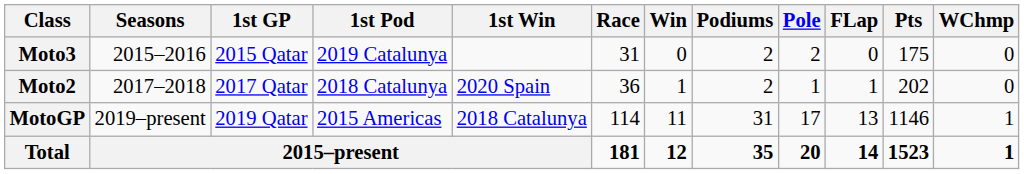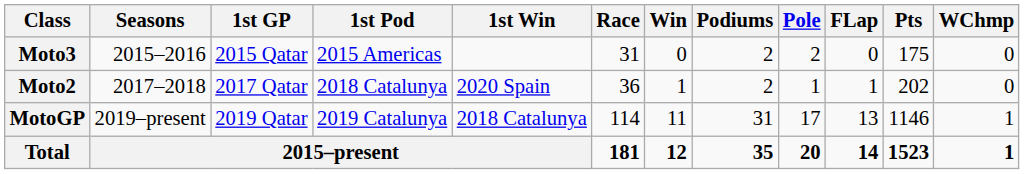(382, 53) 2019 Catalunya -> (379, 53) 2015 Americas
(379, 119) 2015 Americas -> (382, 119) 2019 Catalunya
